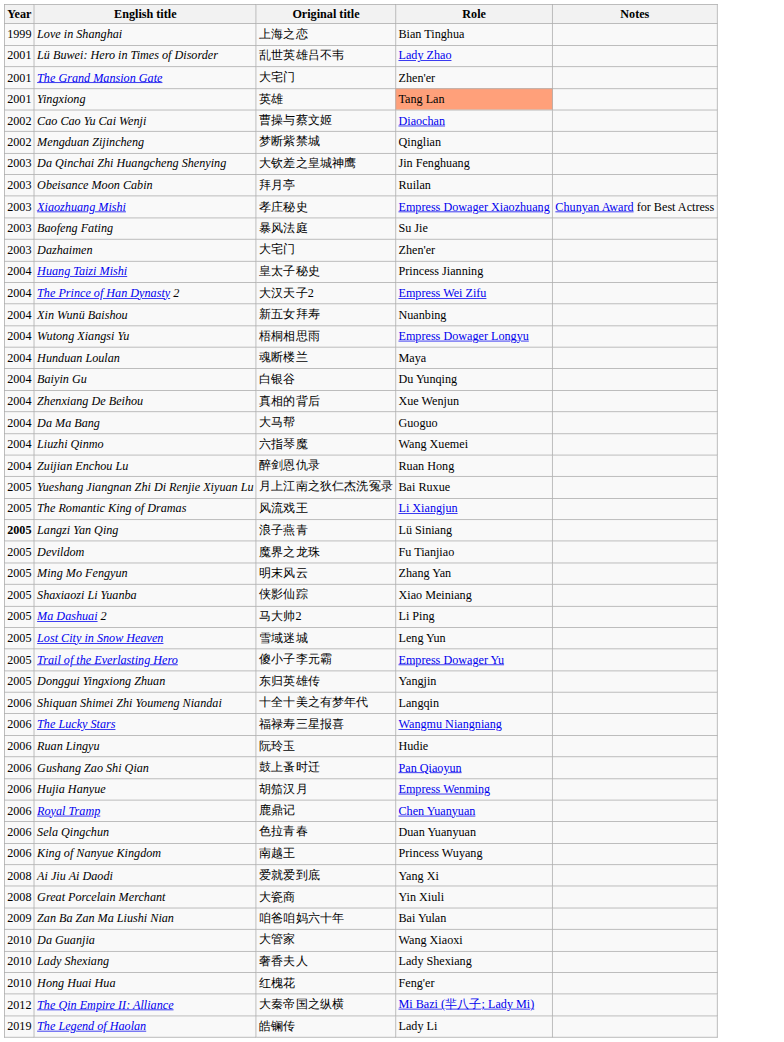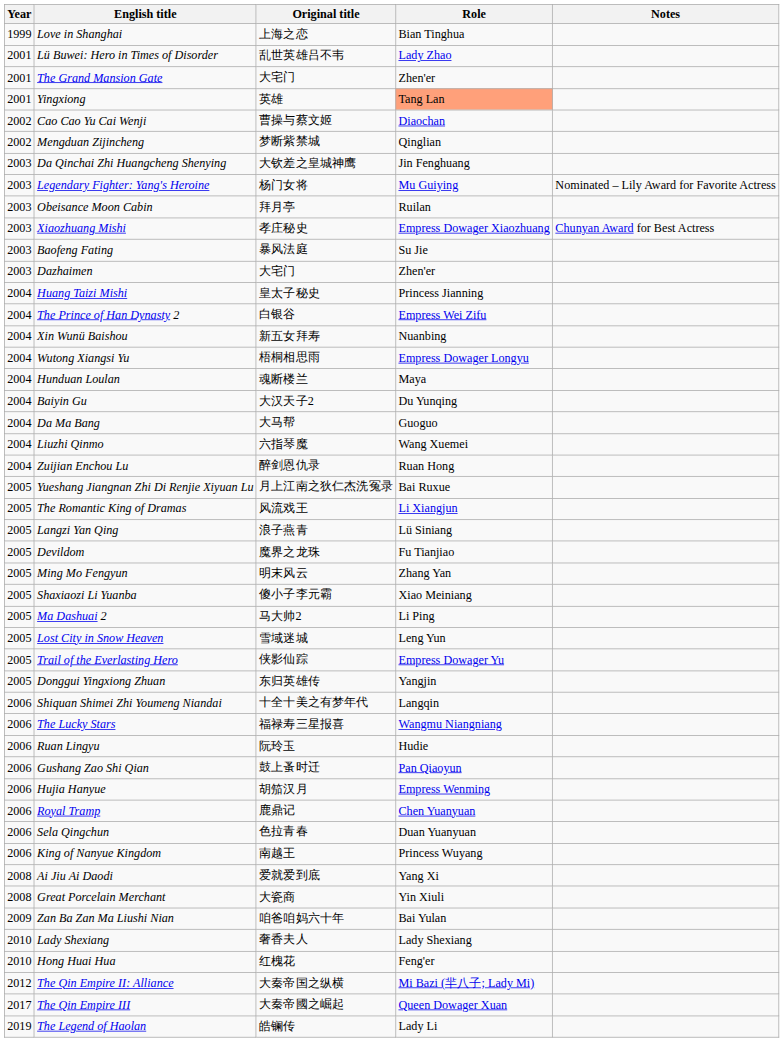+ row: (123, 185)
(286, 292) 大汉天子2 -> (277, 314) 白银谷
(277, 379) 白银谷 -> (286, 400) 大汉天子2
- row: (90, 401)
(19, 530) bold -> (19, 530) normal
(283, 594) 侠影仙踪 -> (296, 594) 傻小子李元霸
(296, 659) 傻小子李元霸 -> (283, 659) 侠影仙踪
- row: (66, 940)
+ row: (84, 1004)
